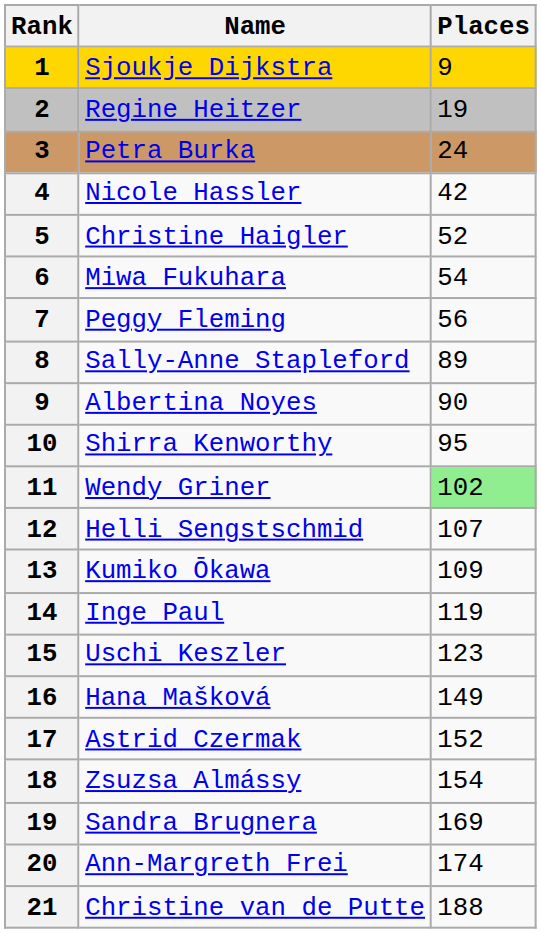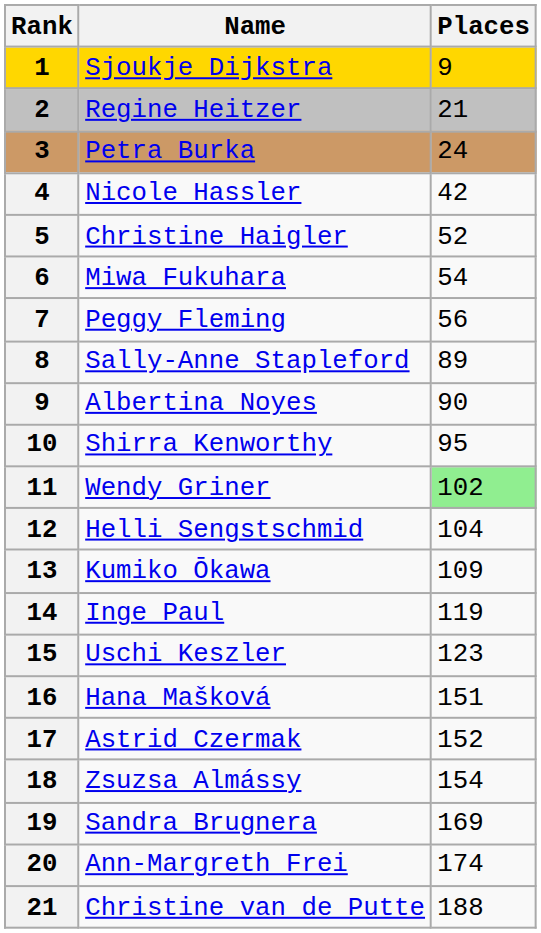(453, 110) 19 -> (453, 110) 21
(460, 529) 107 -> (460, 529) 104
(460, 697) 149 -> (460, 697) 151
